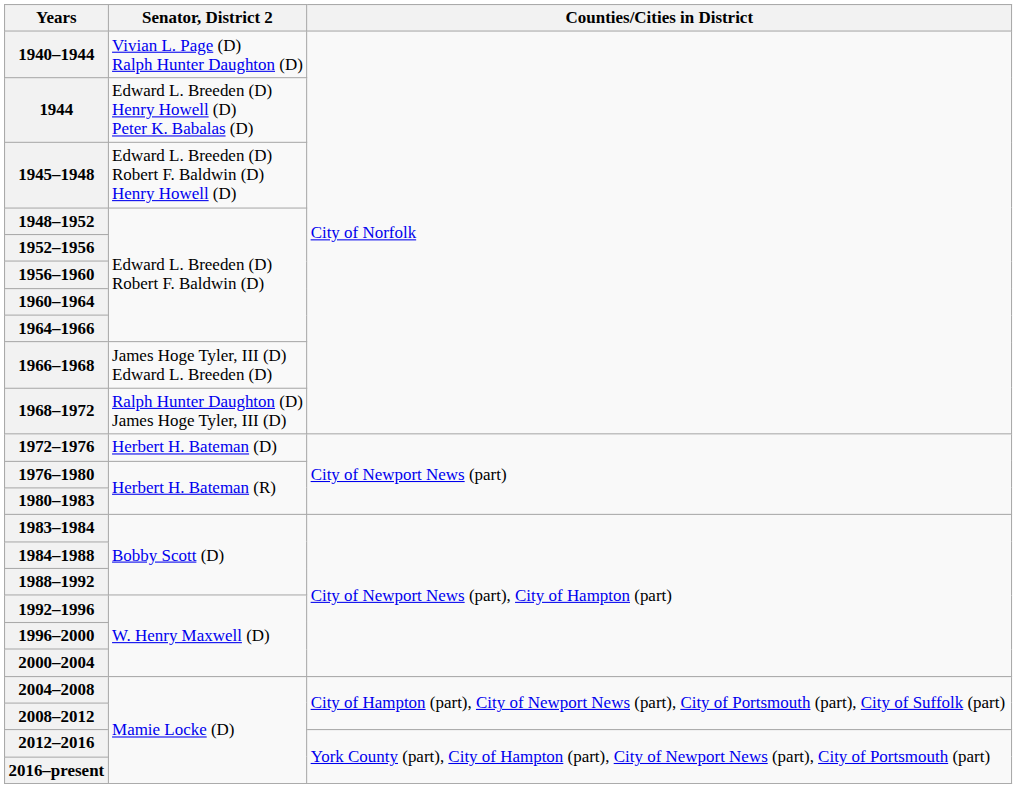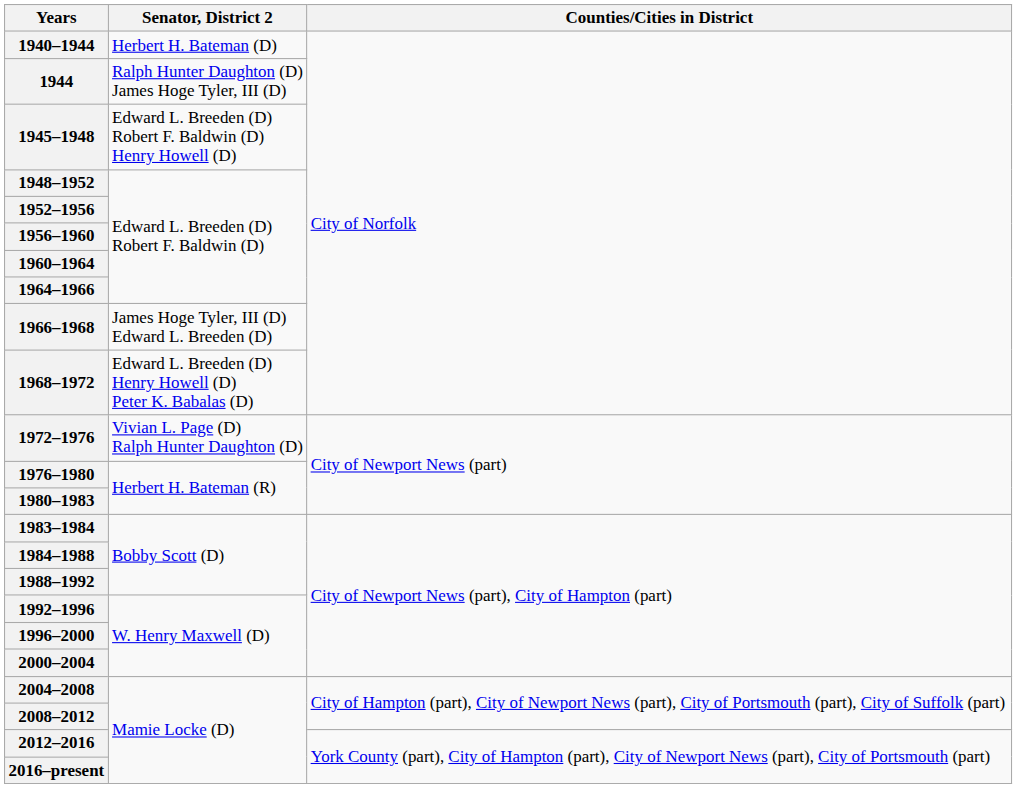(207, 54) Vivian L. Page (D) Ralph Hunter Daughton (D) -> (194, 44) Herbert H. Bateman (D)
(192, 109) Edward L. Breeden (D) Henry Howell (D) Peter K. Babalas (D) -> (207, 81) Ralph Hunter Daughton (D) James Hoge Tyler, III (D)
(207, 410) Ralph Hunter Daughton (D) James Hoge Tyler, III (D) -> (192, 382) Edward L. Breeden (D) Henry Howell (D) Peter K. Babalas (D)
(194, 447) Herbert H. Bateman (D) -> (207, 437) Vivian L. Page (D) Ralph Hunter Daughton (D)
